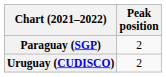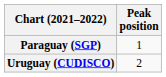(139, 44) 2 -> (139, 44) 1
